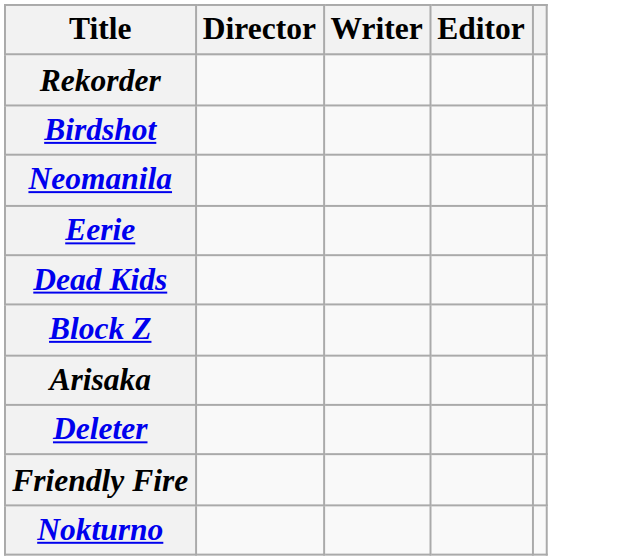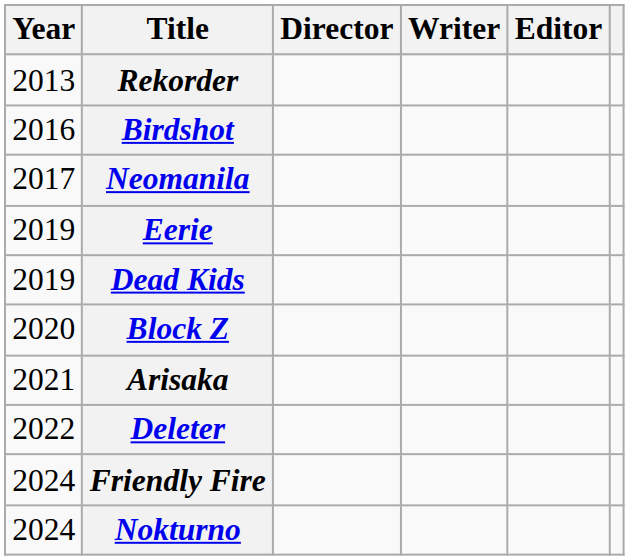+ column: (44, 29)
